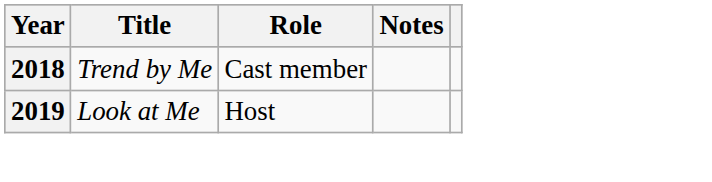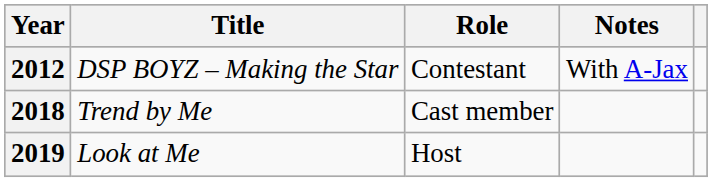+ row: (38, 68)
